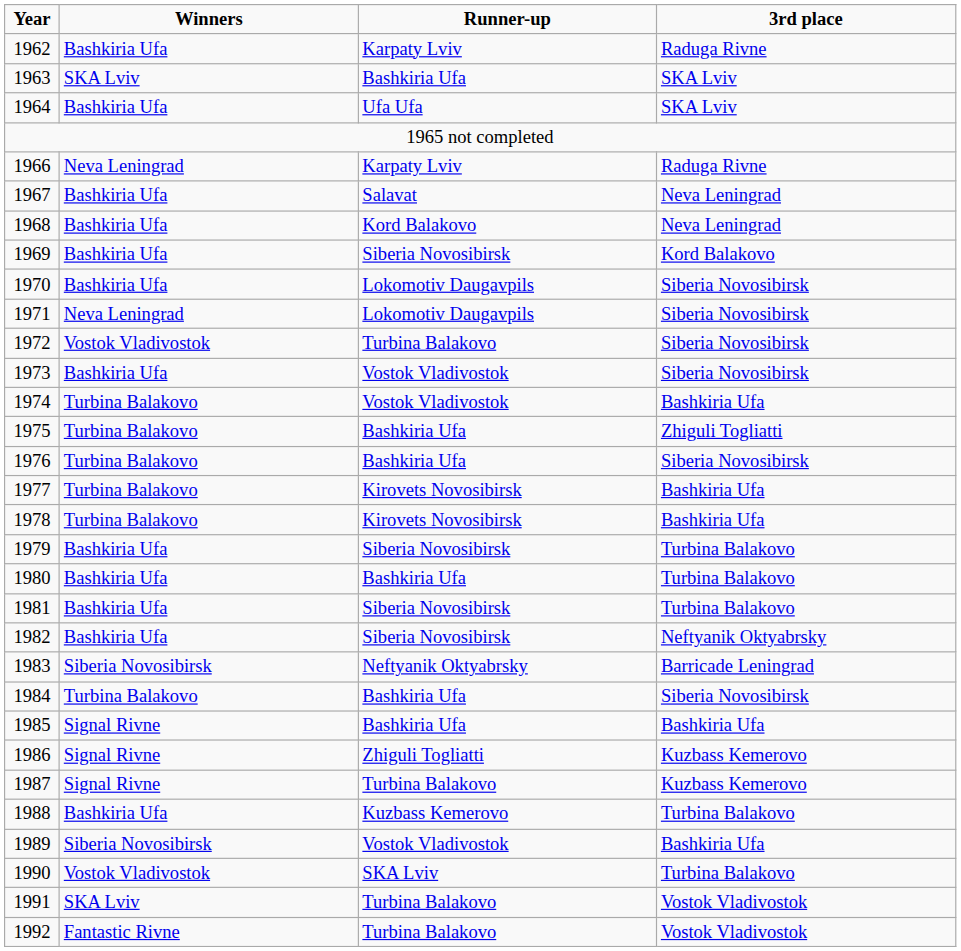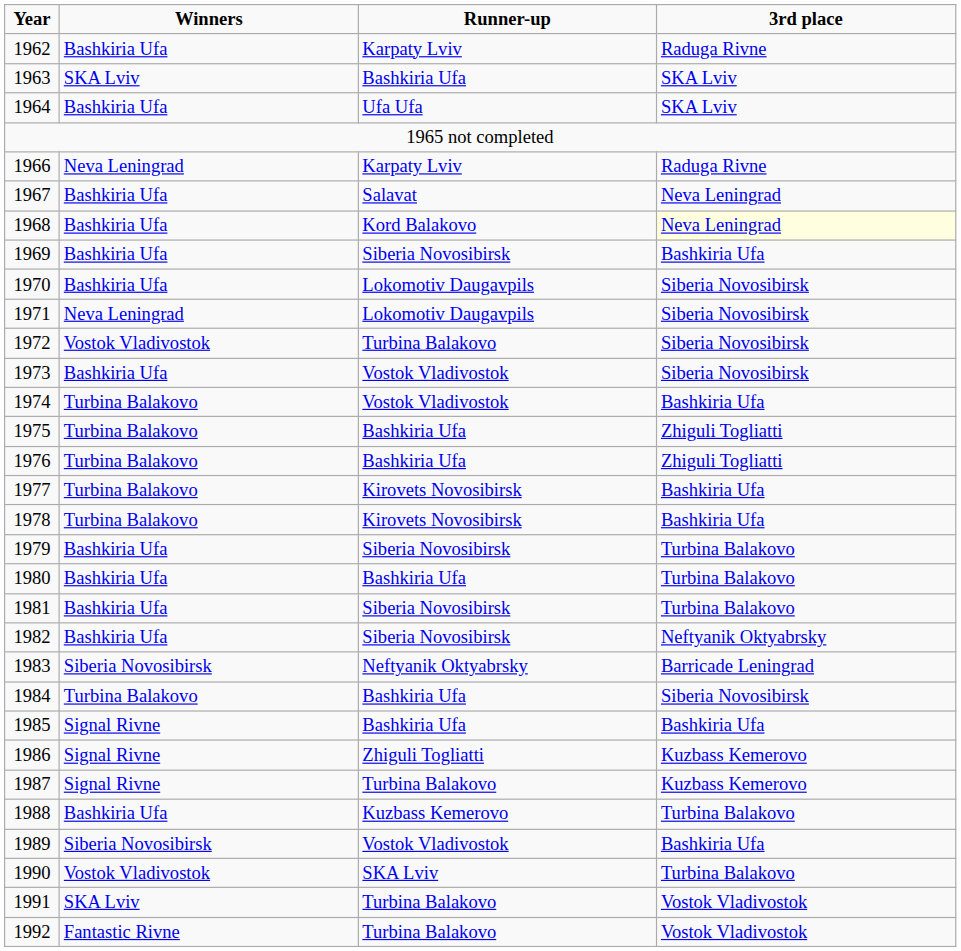(721, 225) no background -> (721, 225) lightyellow background
(718, 254) Kord Balakovo -> (713, 254) Bashkiria Ufa
(735, 460) Siberia Novosibirsk -> (722, 460) Zhiguli Togliatti
